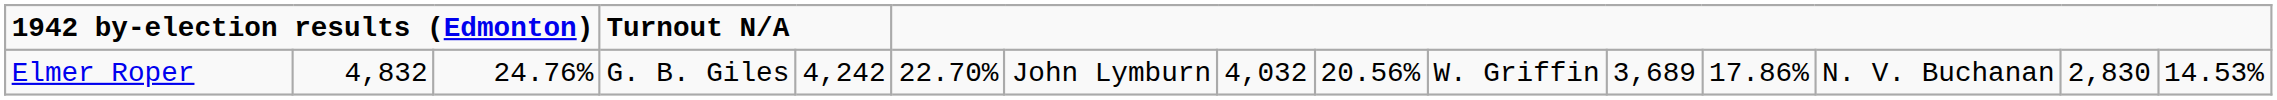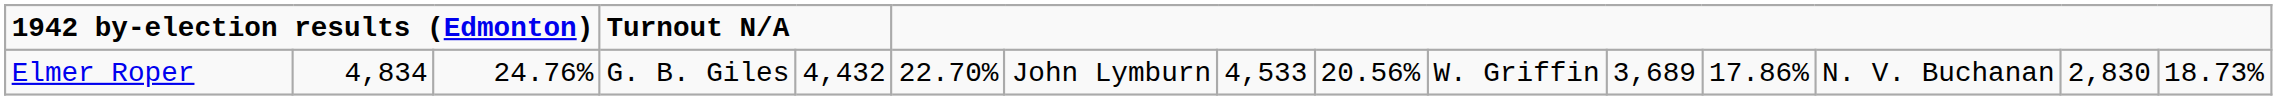(386, 73) 4,832 -> (386, 73) 4,834
(844, 73) 4,242 -> (844, 73) 4,432
(1266, 73) 4,032 -> (1266, 73) 4,533
(2214, 73) 14.53% -> (2214, 73) 18.73%
